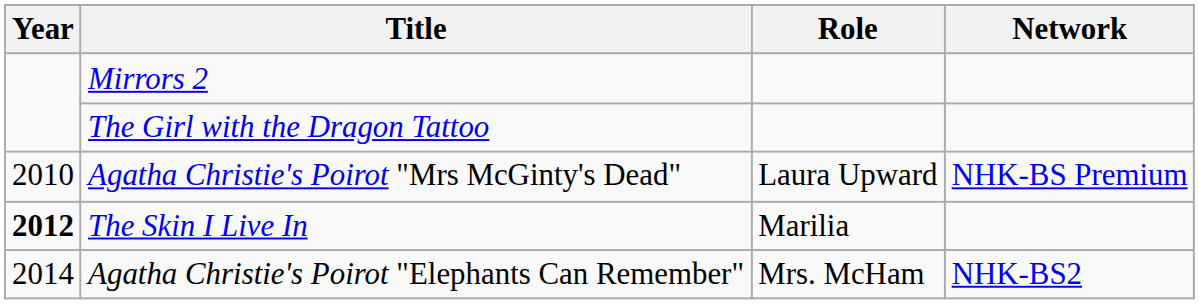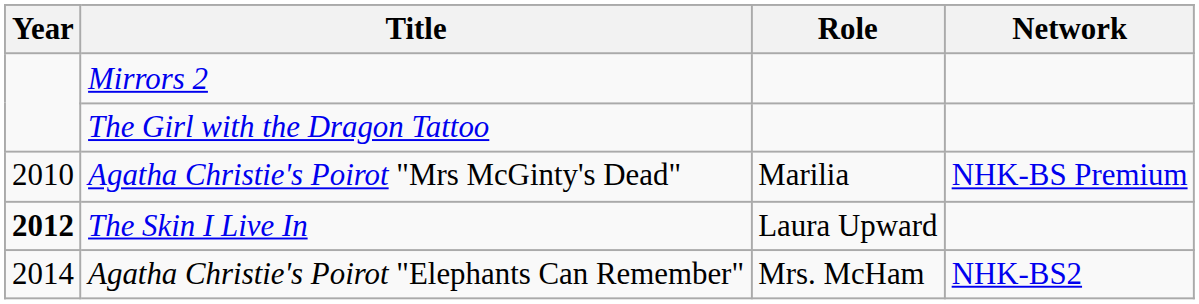(848, 175) Laura Upward -> (804, 175) Marilia
(804, 224) Marilia -> (848, 224) Laura Upward
